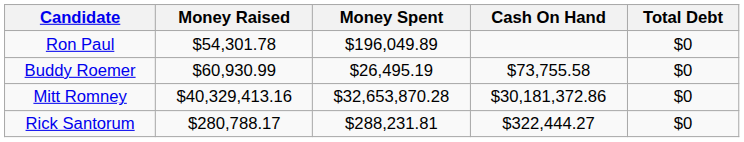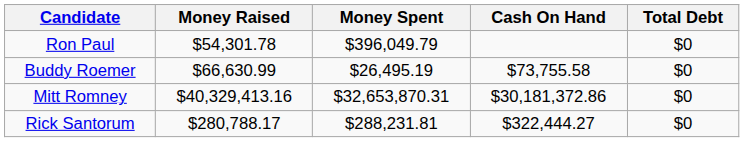(391, 44) $196,049.89 -> (391, 44) $396,049.79
(234, 70) $60,930.99 -> (234, 70) $66,630.99
(391, 96) $32,653,870.28 -> (391, 96) $32,653,870.31
